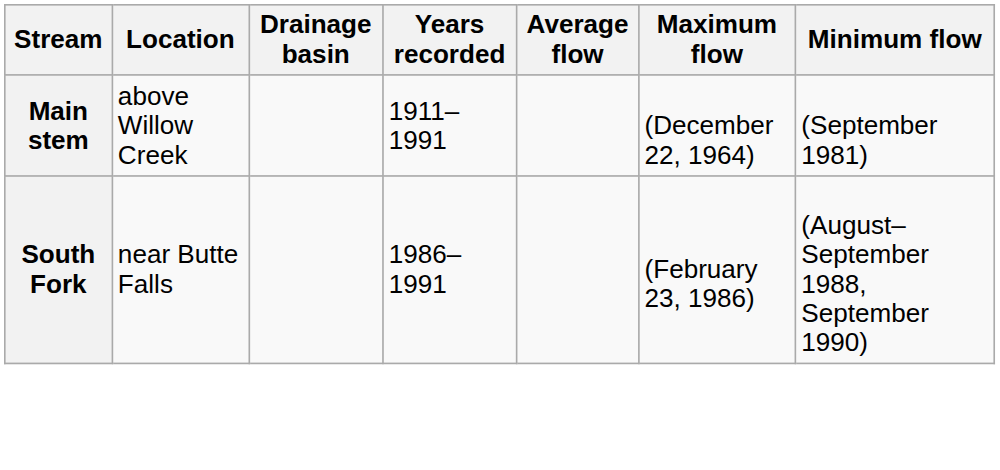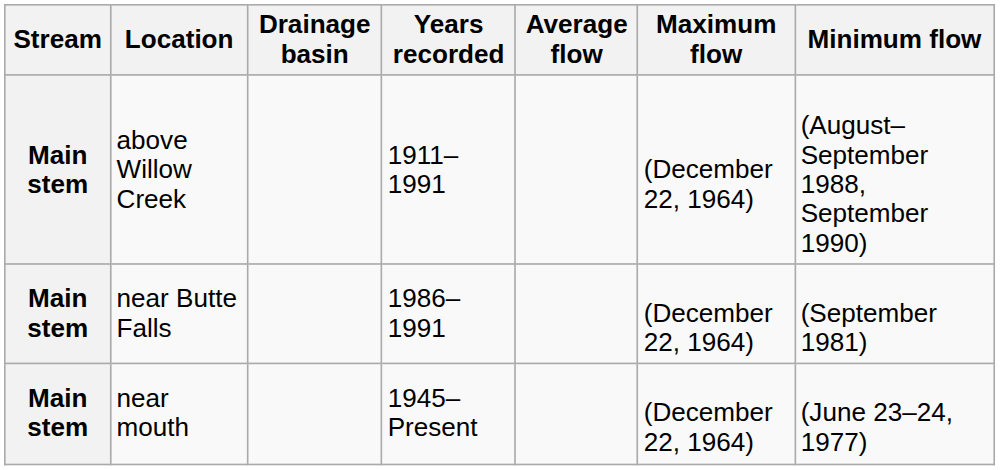(869, 139) (September 1981) -> (864, 183) (August–September 1988, September 1990)
(58, 269) South Fork -> (58, 313) Main stem
(701, 283) (February 23, 1986) -> (708, 327) (December 22, 1964)
(865, 283) (August–September 1988, September 1990) -> (869, 327) (September 1981)
+ row: (153, 413)
